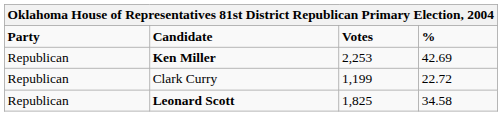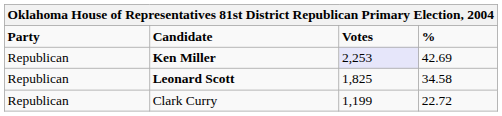(357, 57) no background -> (357, 57) lavender background
rows swapped: (194, 100) <-> (185, 79)
